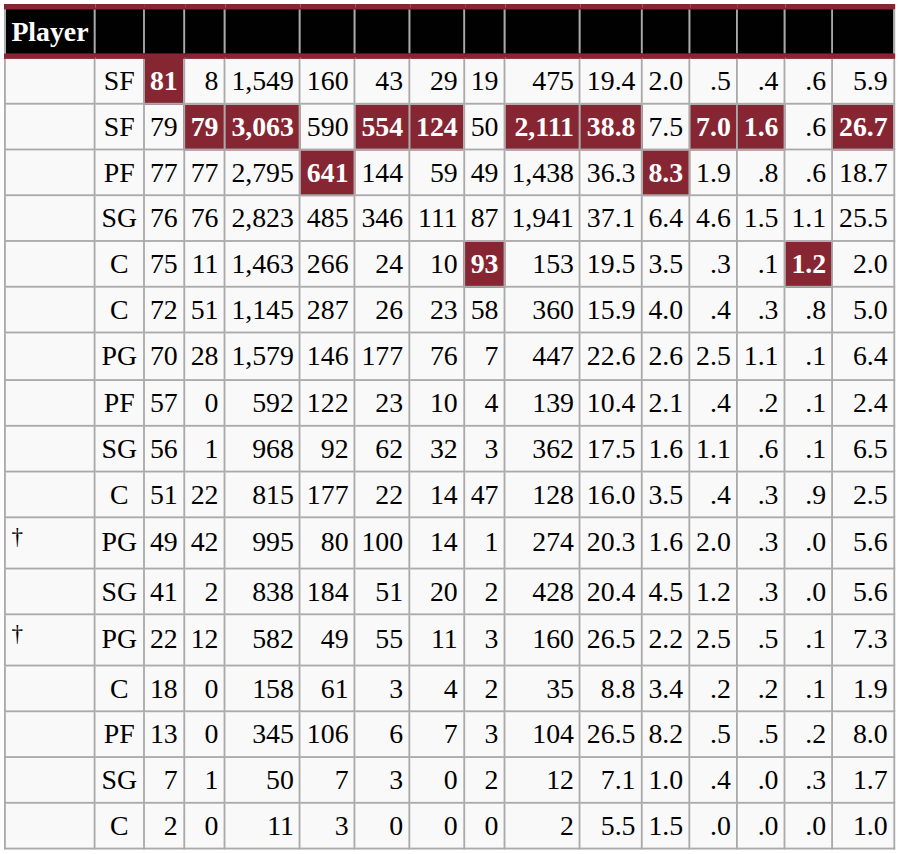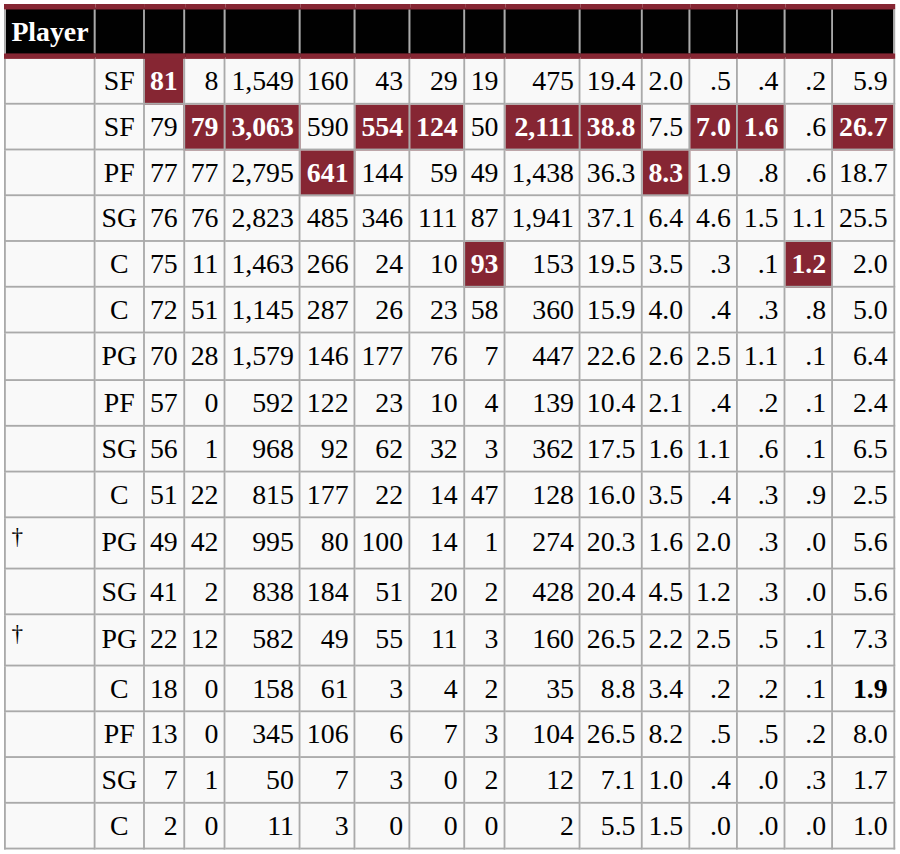(816, 80) .6 -> (816, 80) .2
(870, 688) normal -> (870, 688) bold
